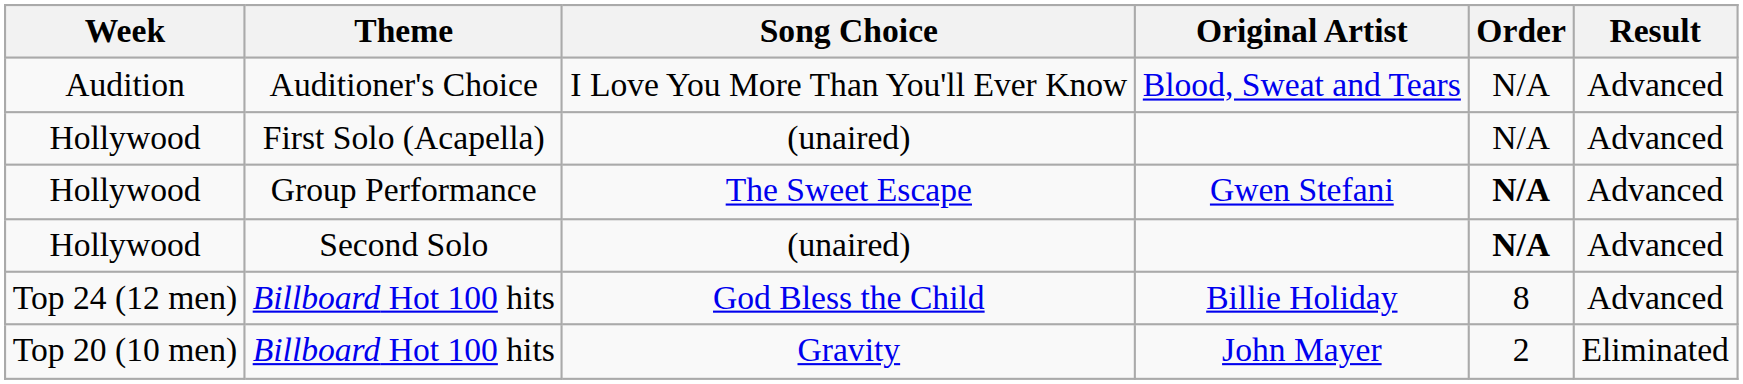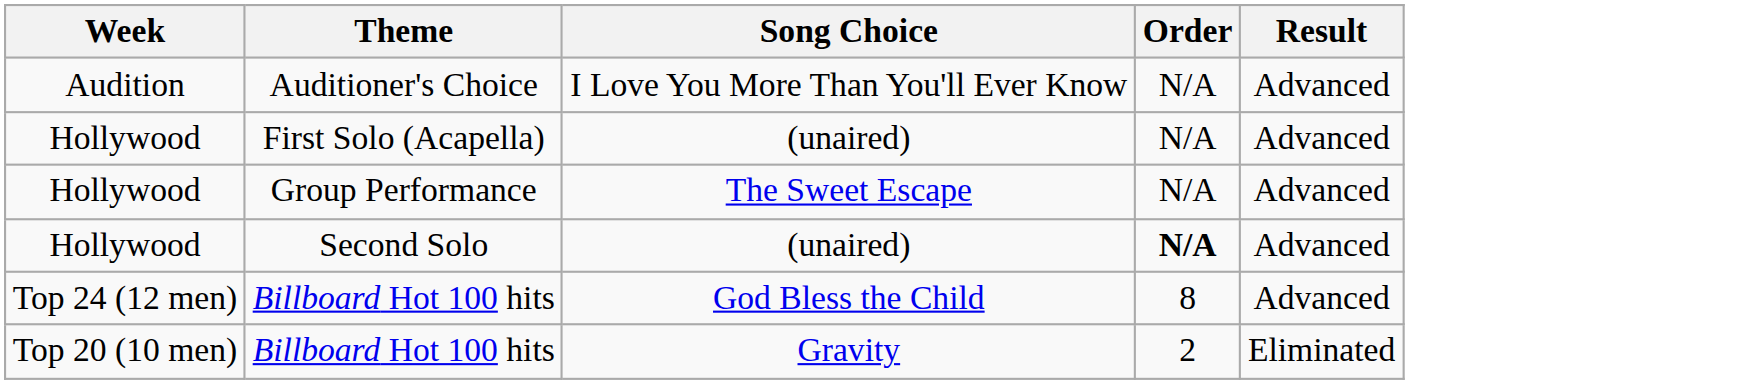- column: (1302, 31)
(1521, 191) bold -> (1188, 191) normal
